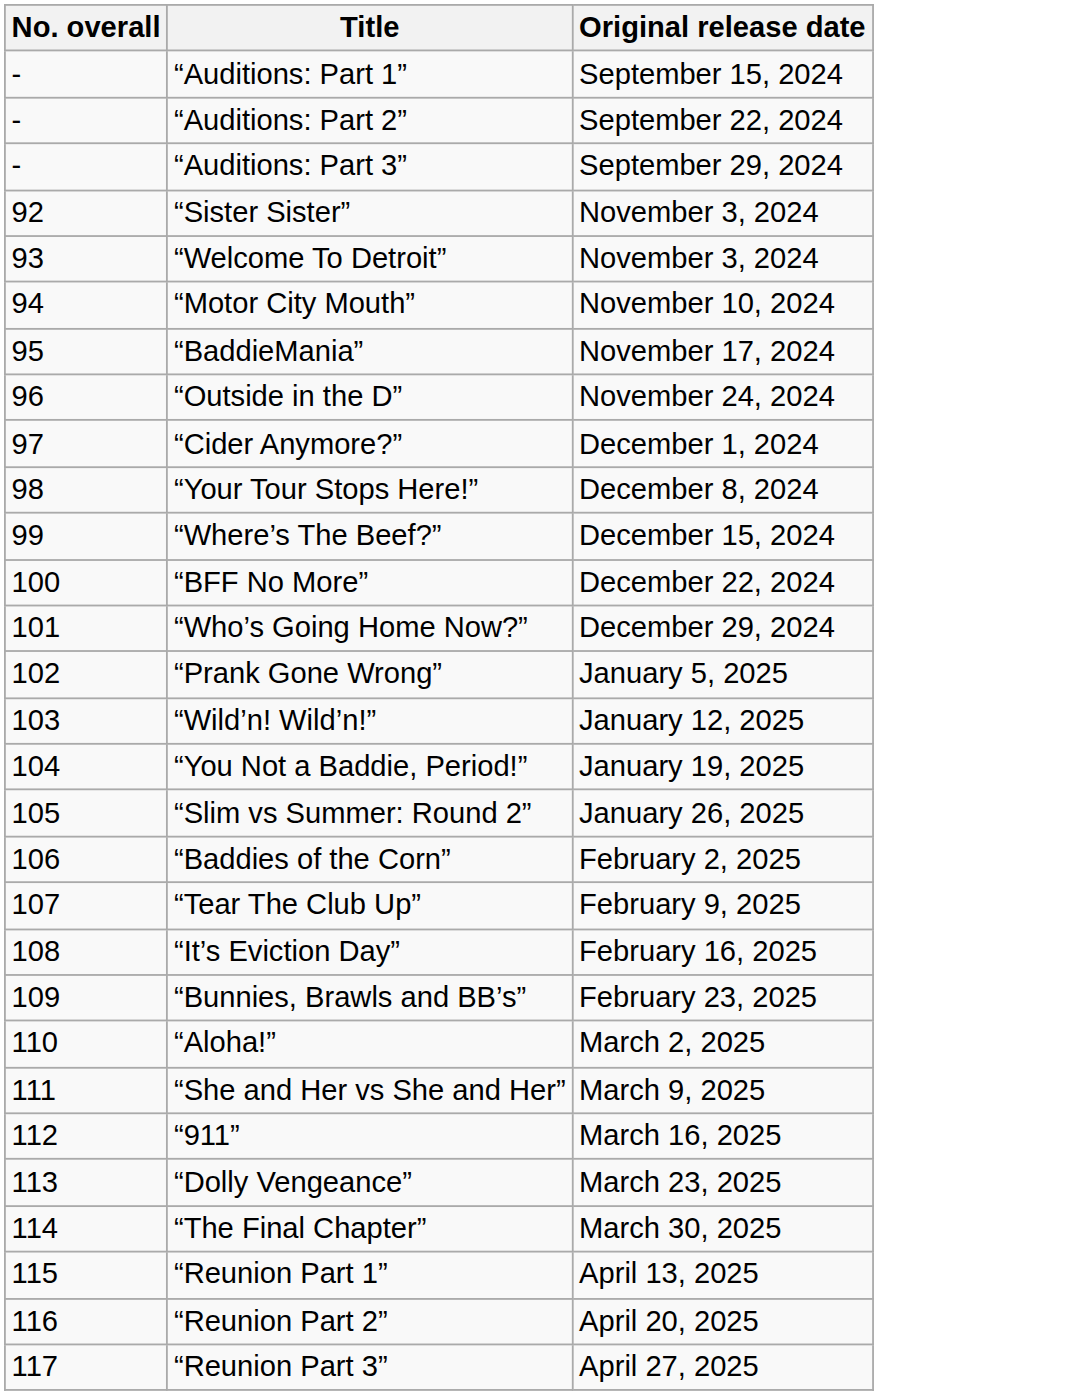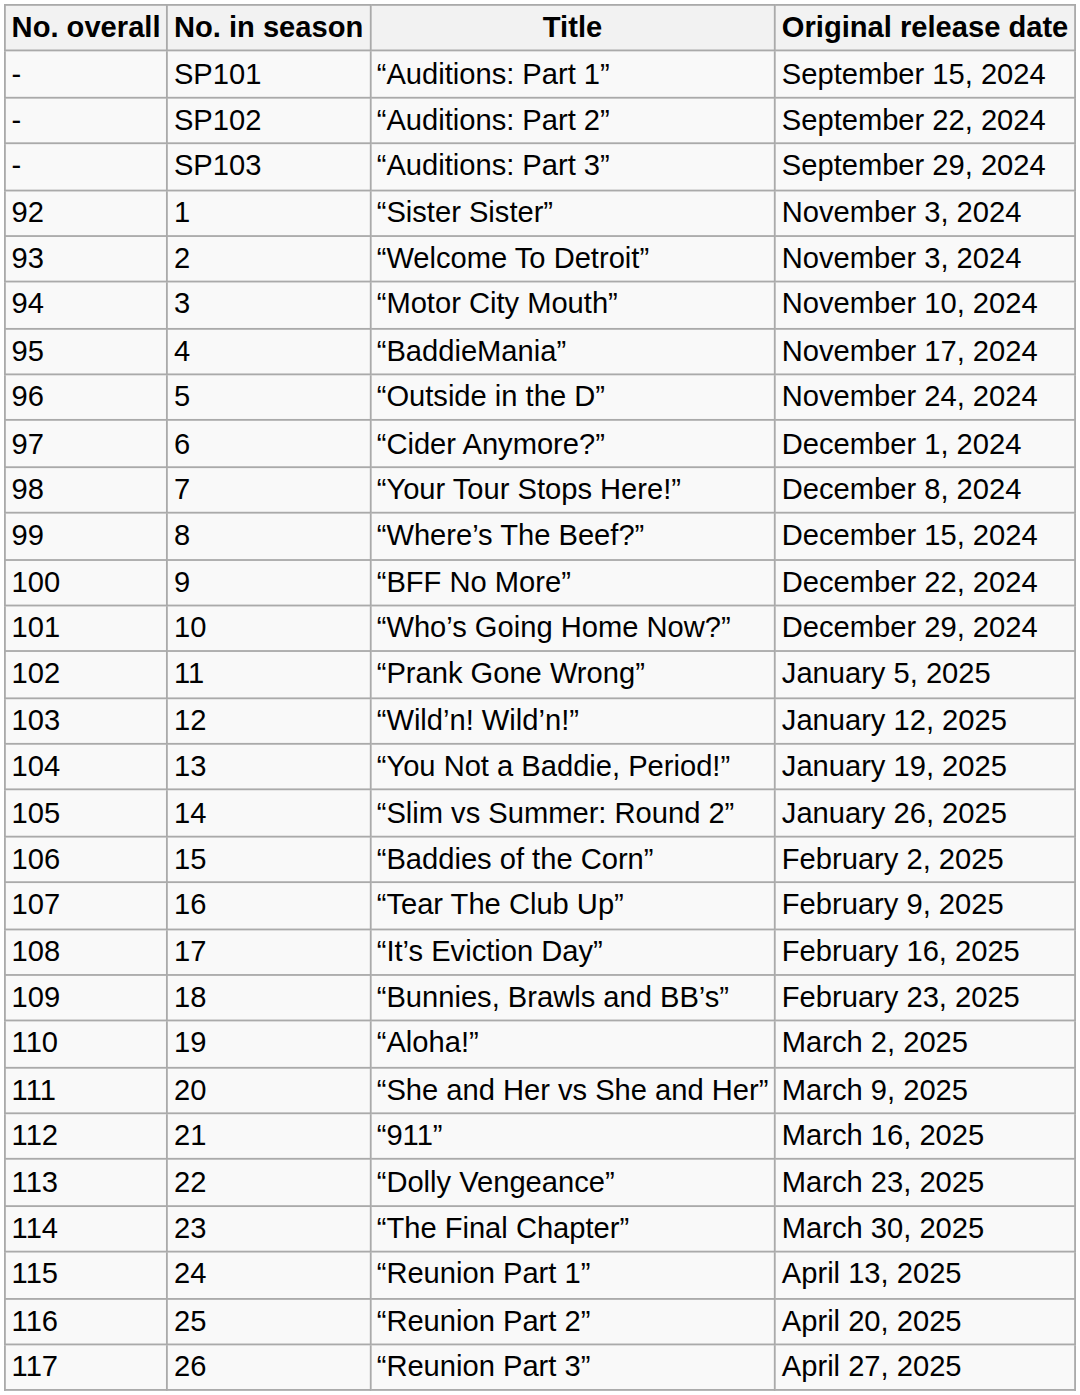+ column: (269, 27)
